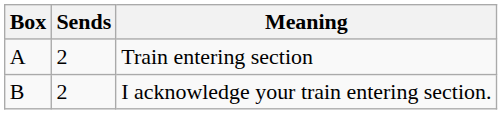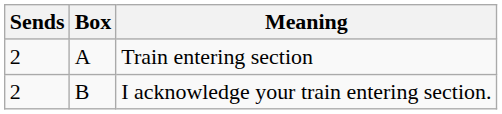columns swapped: (28, 21) <-> (84, 21)
